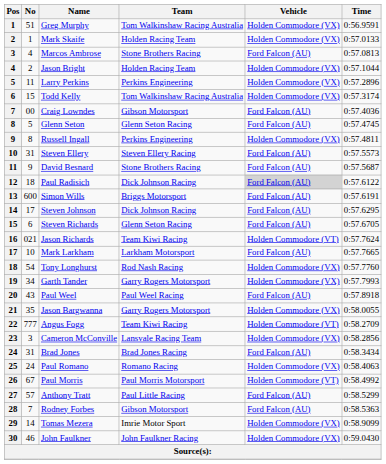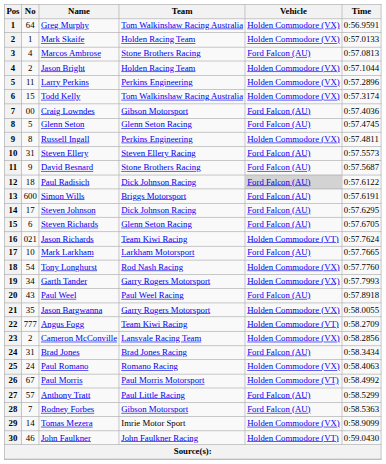(30, 25) 51 -> (30, 25) 64
(30, 338) 3 -> (30, 338) 2
(293, 437) Holden Commodore (VX) -> (293, 437) Holden Commodore (VT)
